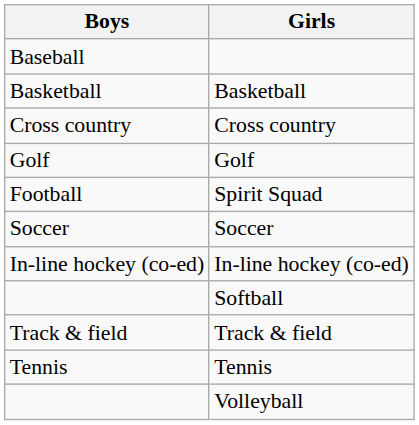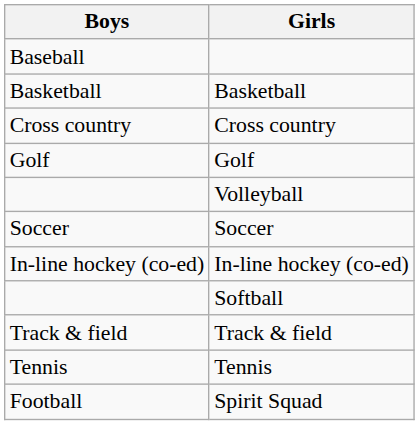rows swapped: (268, 194) <-> (259, 401)
